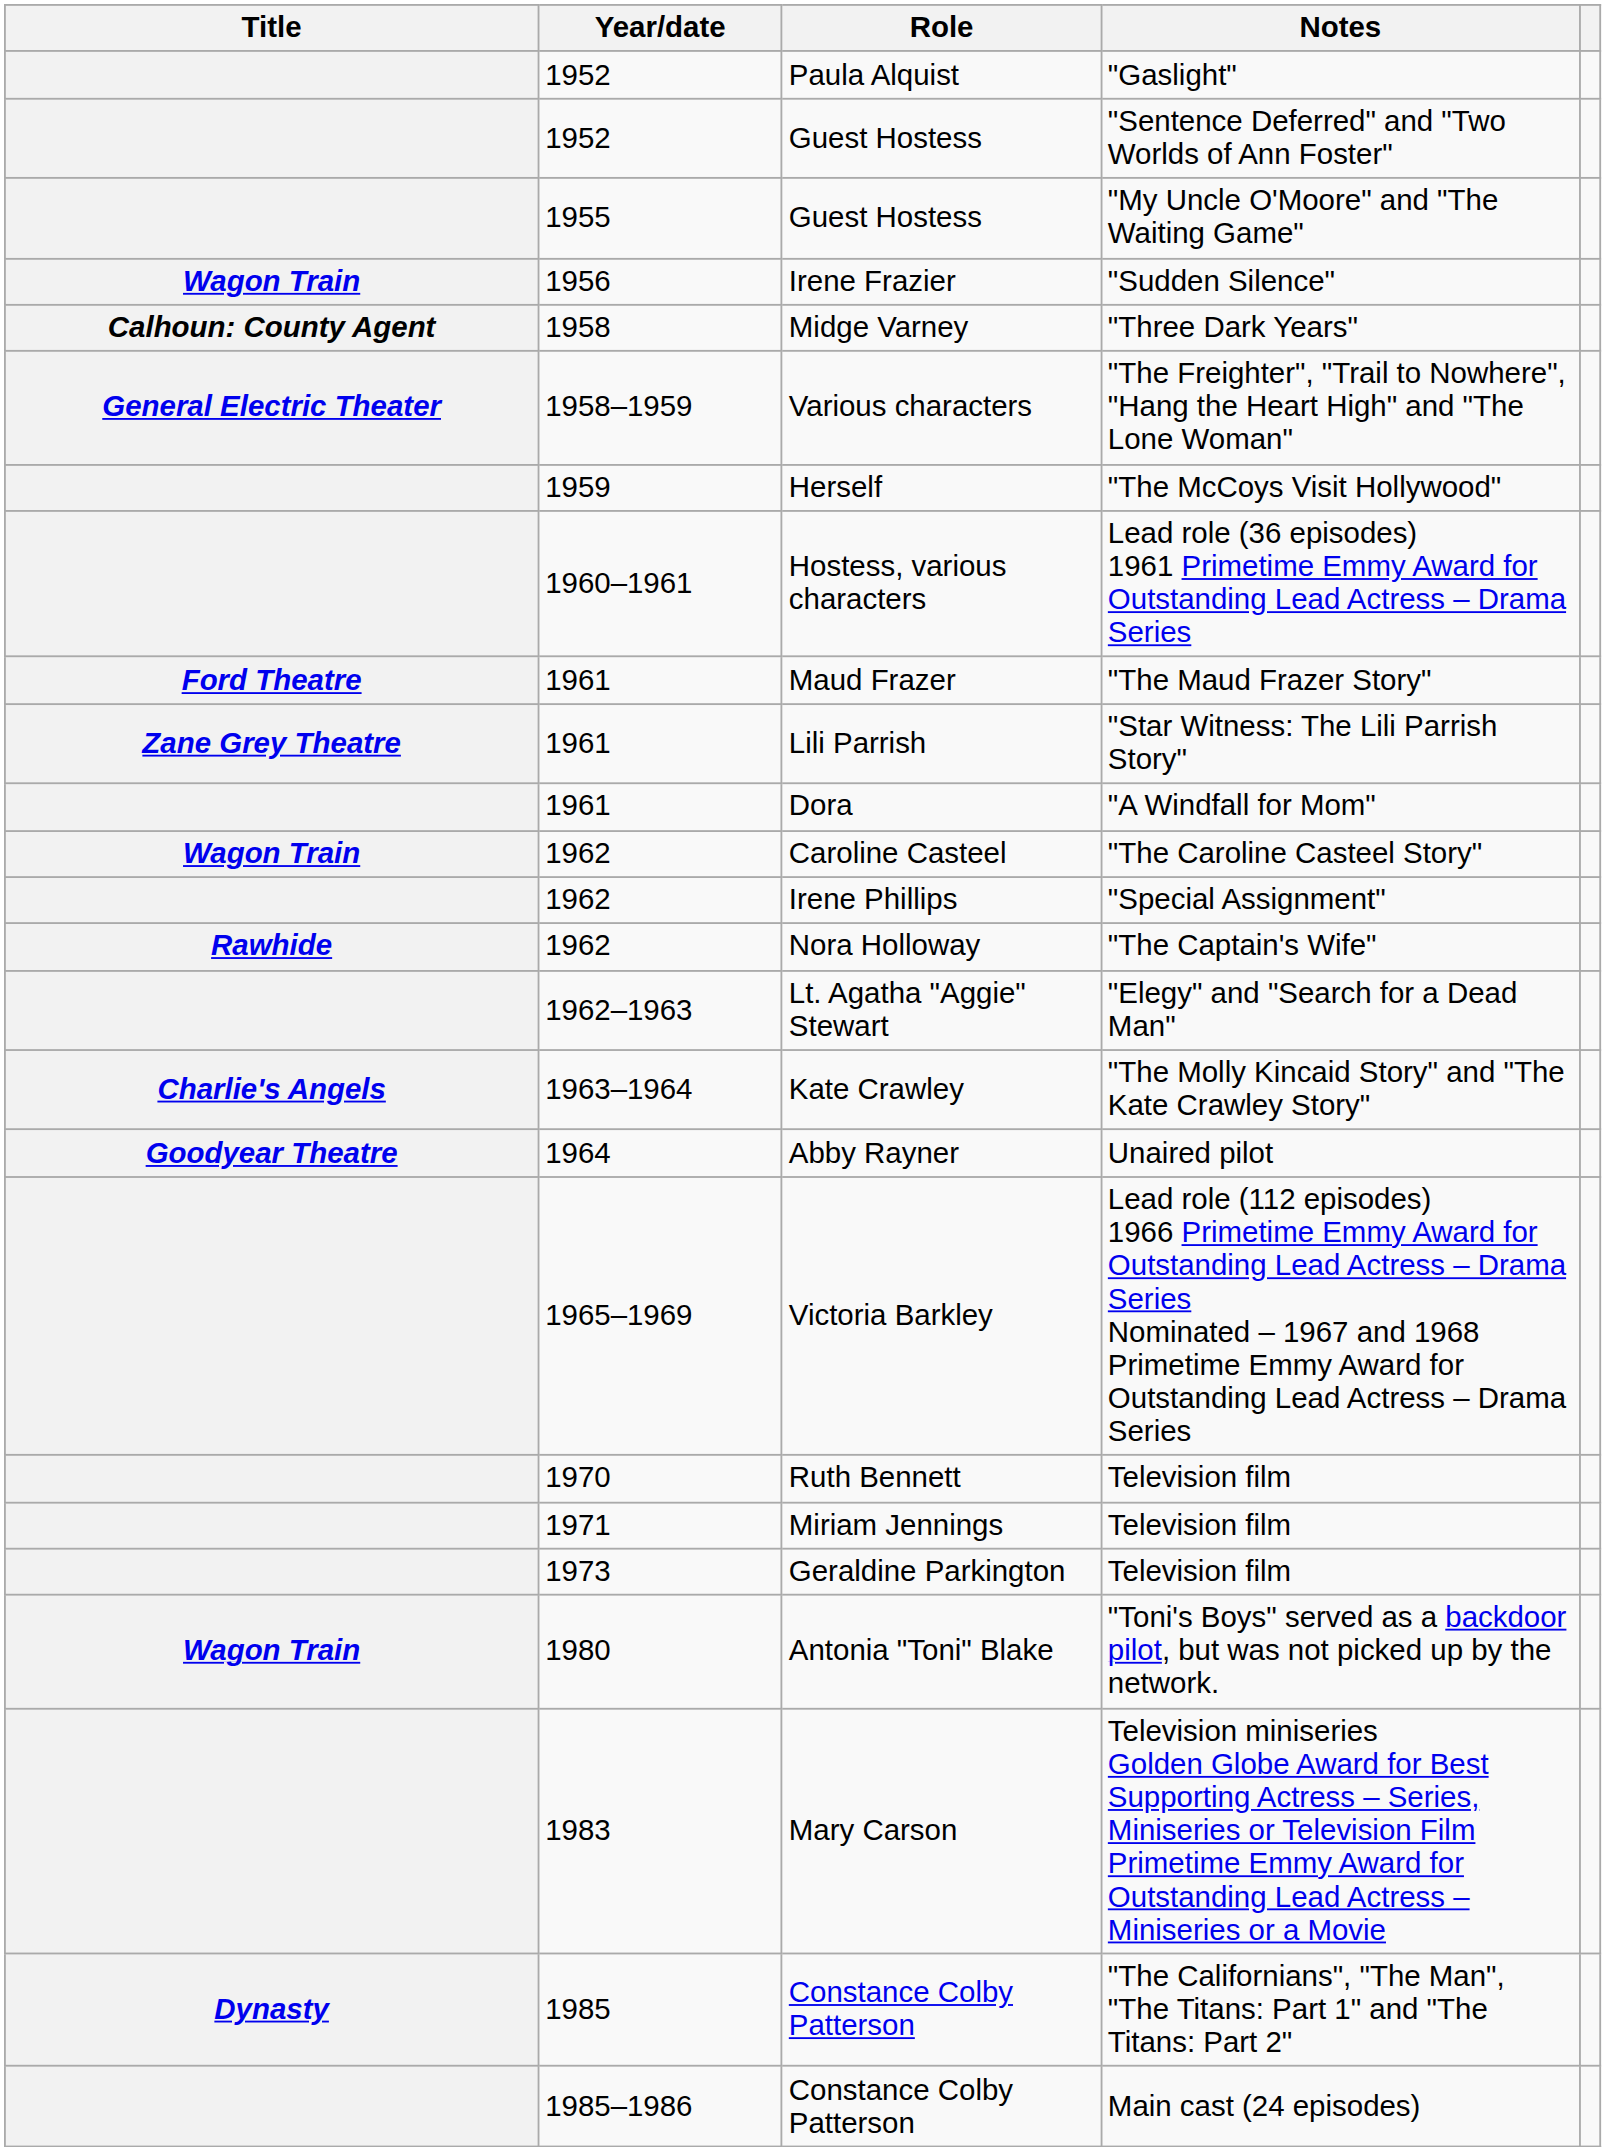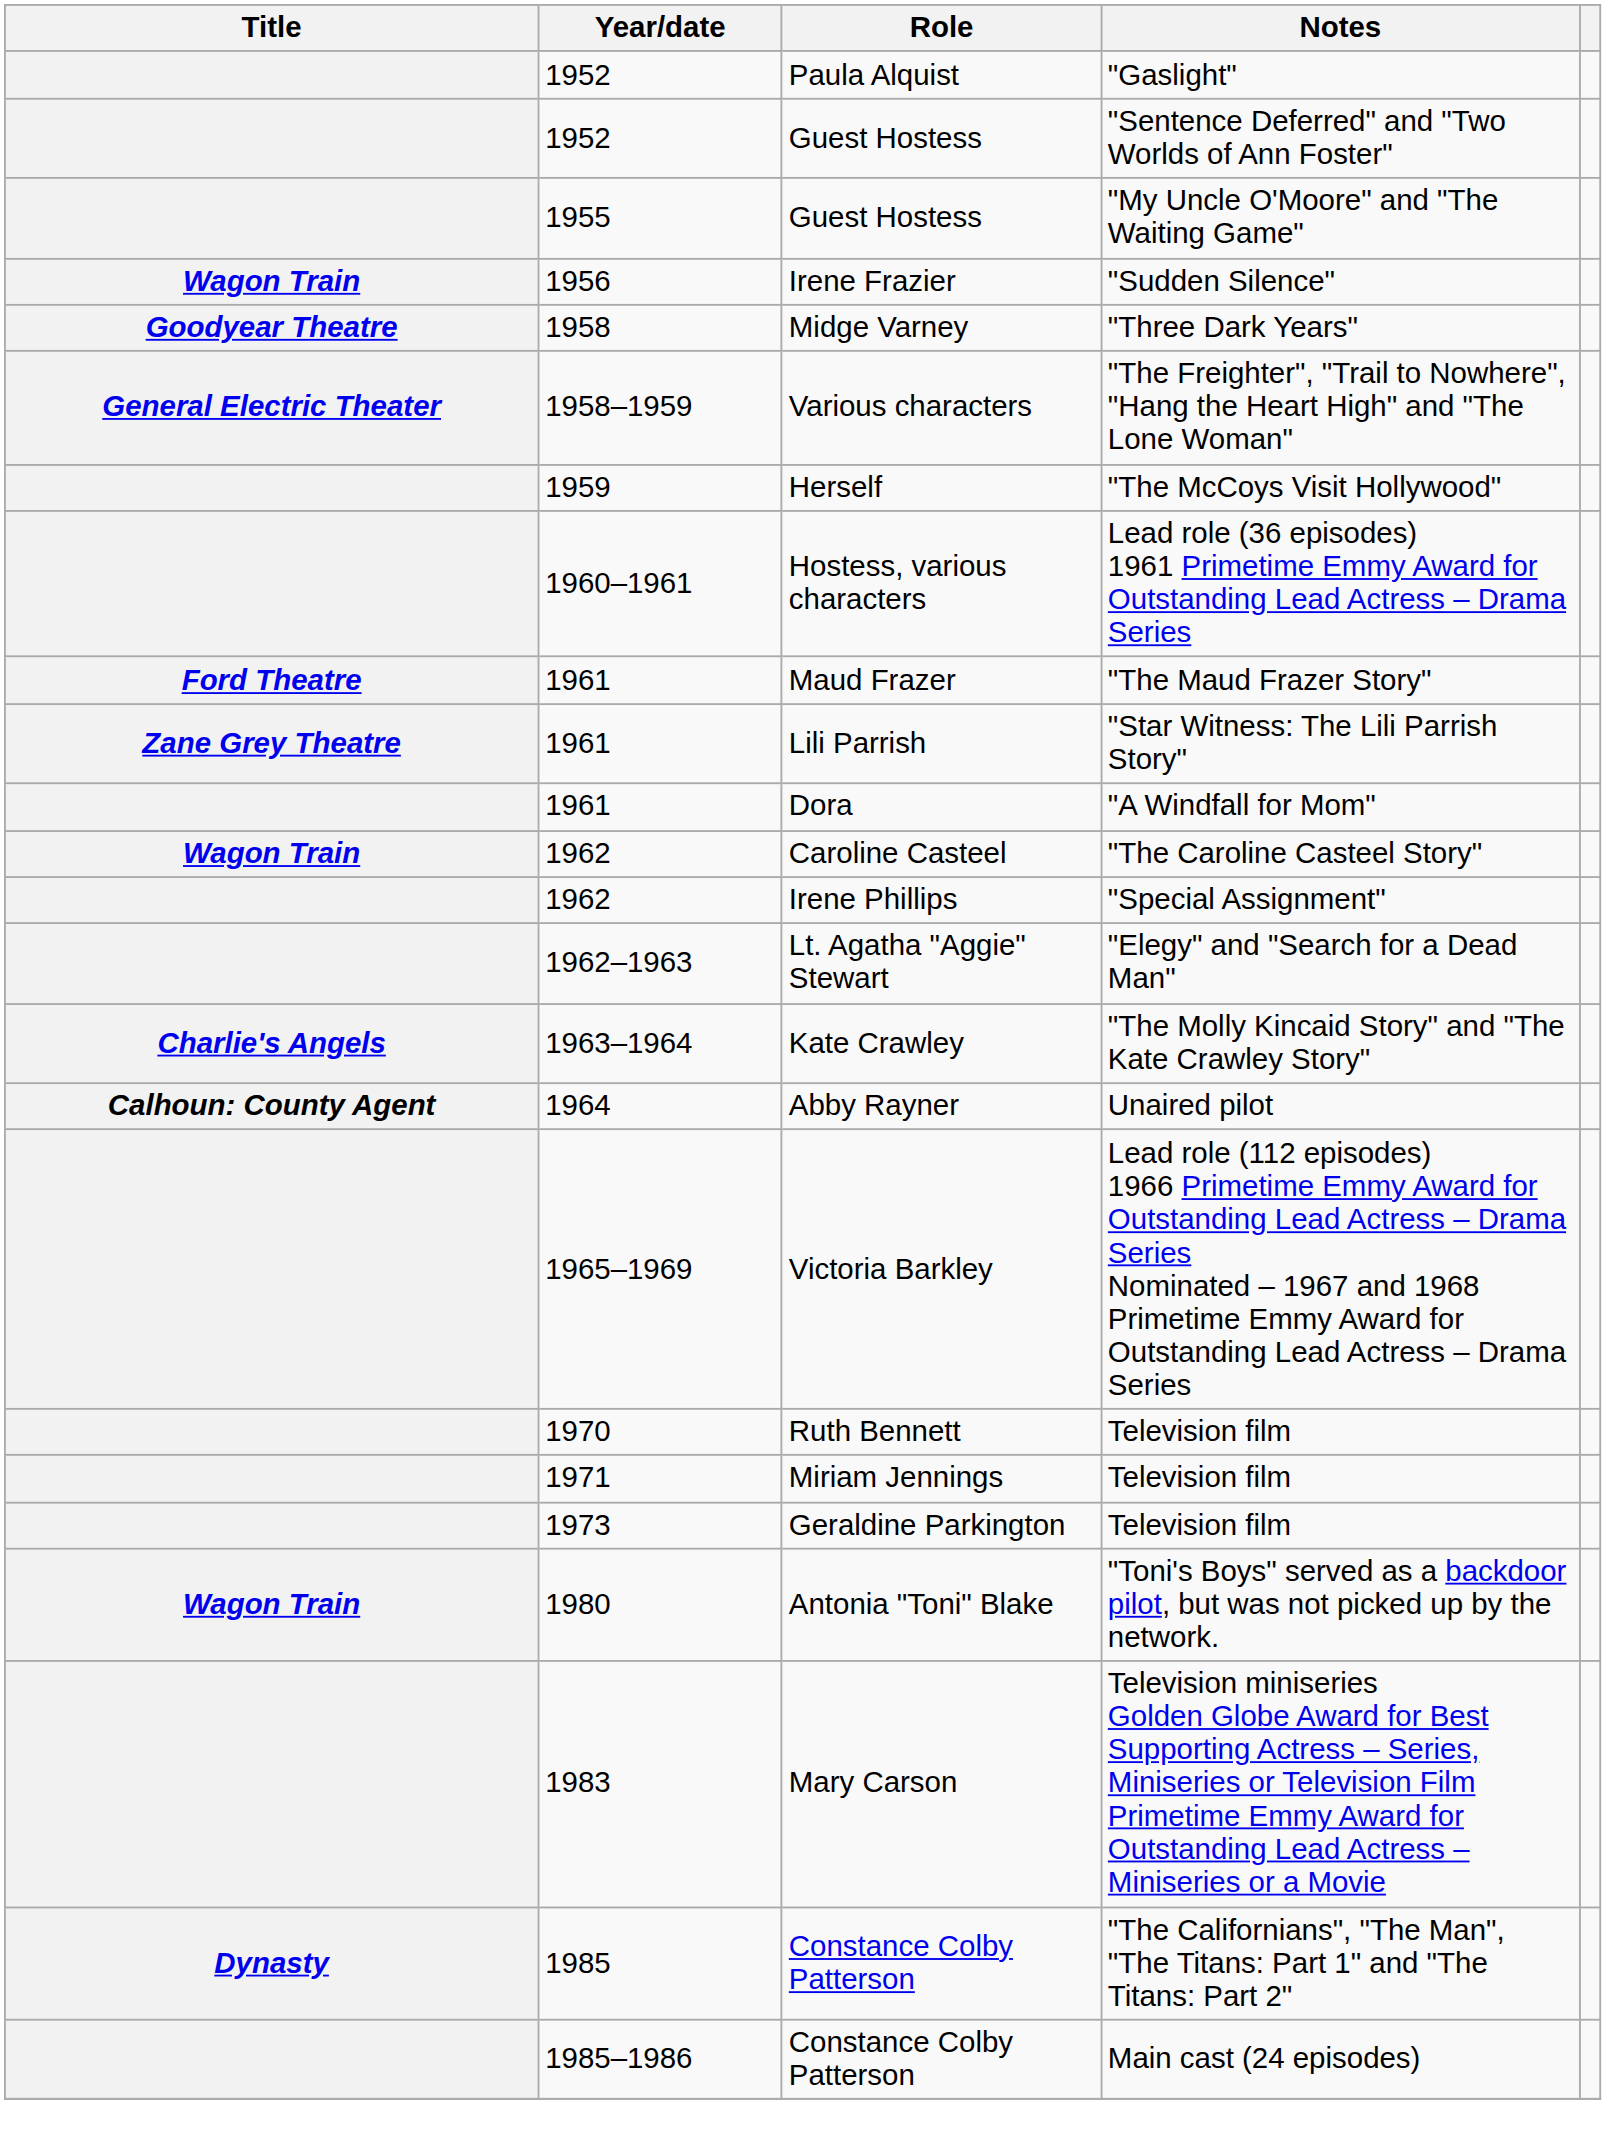(272, 327) Calhoun: County Agent -> (272, 327) Goodyear Theatre
- row: (885, 946)
(272, 1152) Goodyear Theatre -> (272, 1106) Calhoun: County Agent
